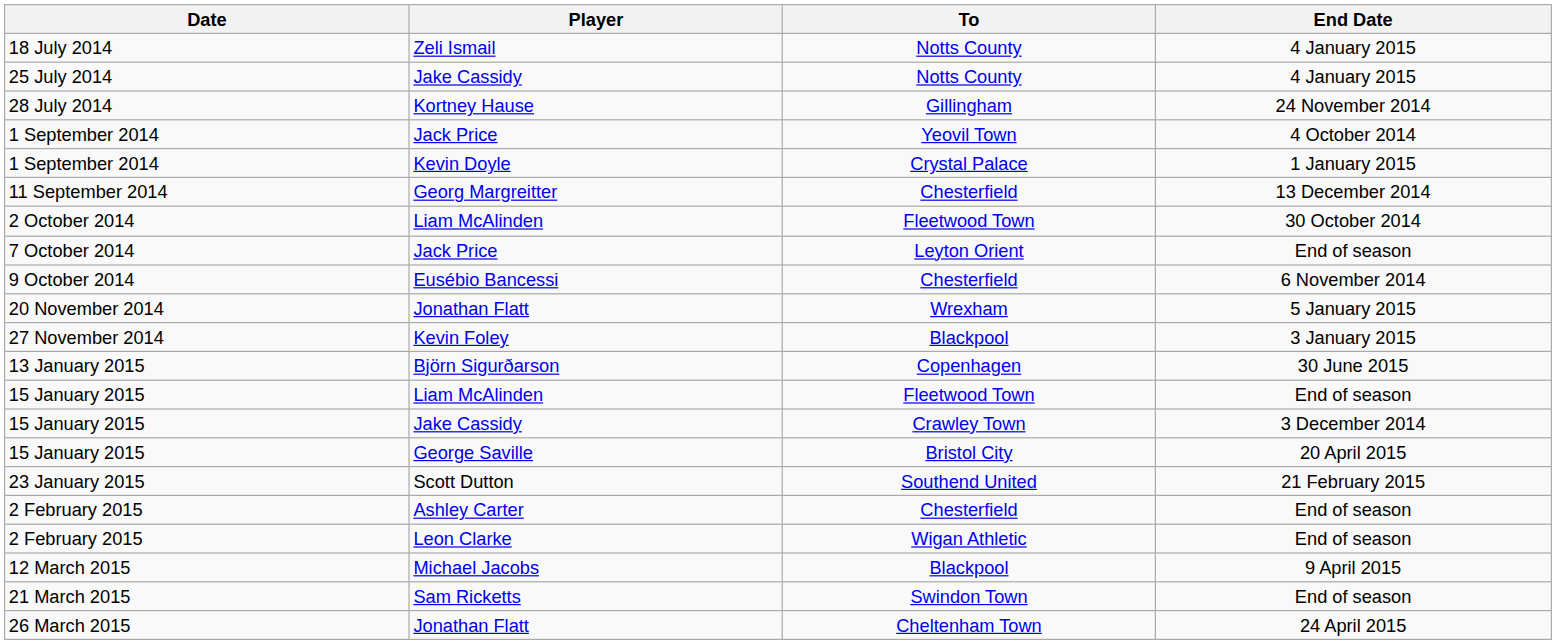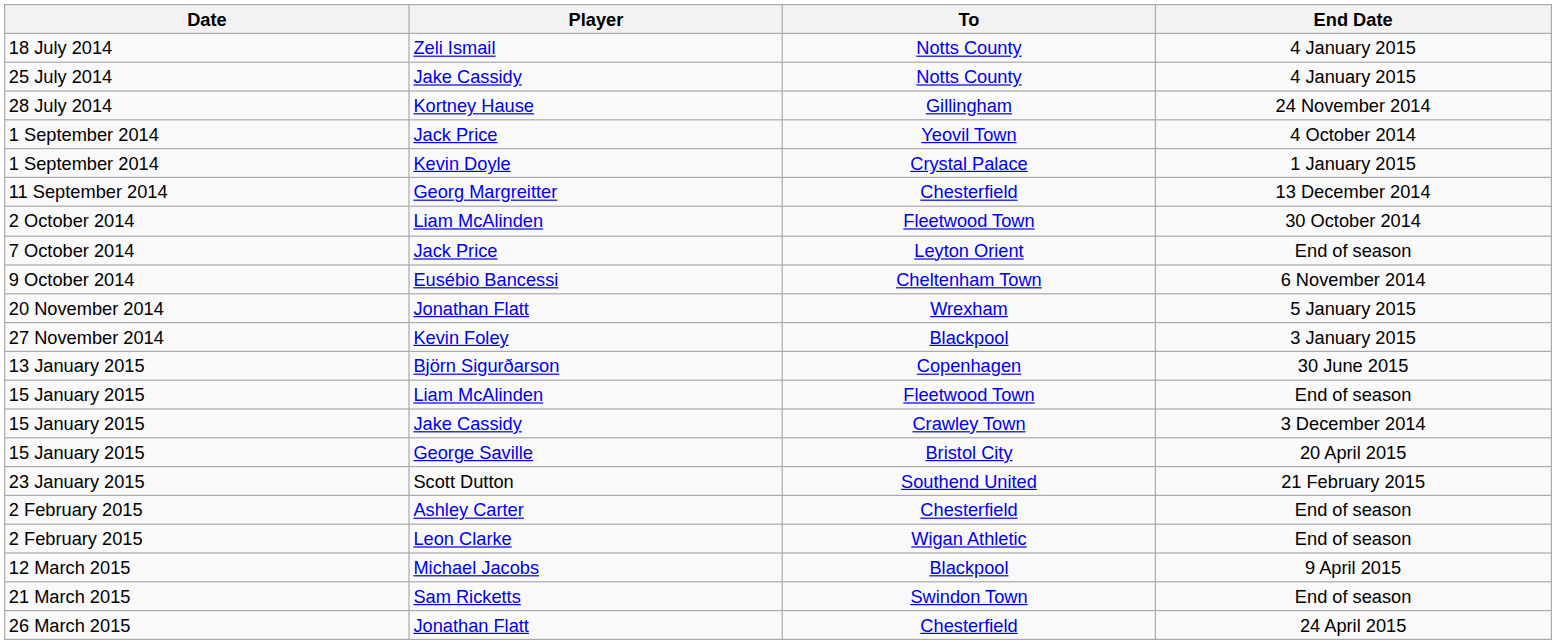(969, 279) Chesterfield -> (969, 279) Cheltenham Town
(969, 626) Cheltenham Town -> (969, 626) Chesterfield
